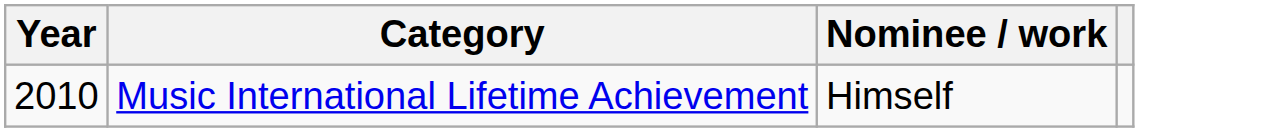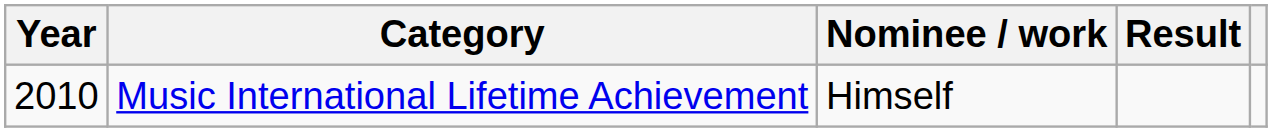+ column: (1183, 34)
